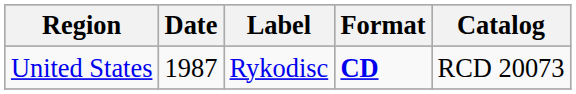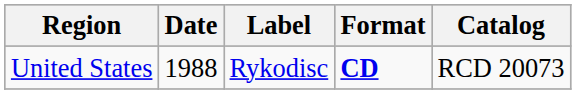(191, 67) 1987 -> (191, 67) 1988
